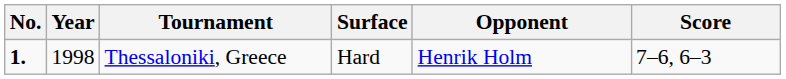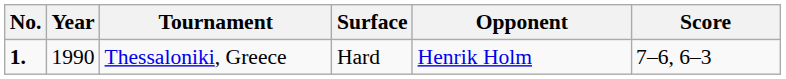(73, 56) 1998 -> (73, 56) 1990
